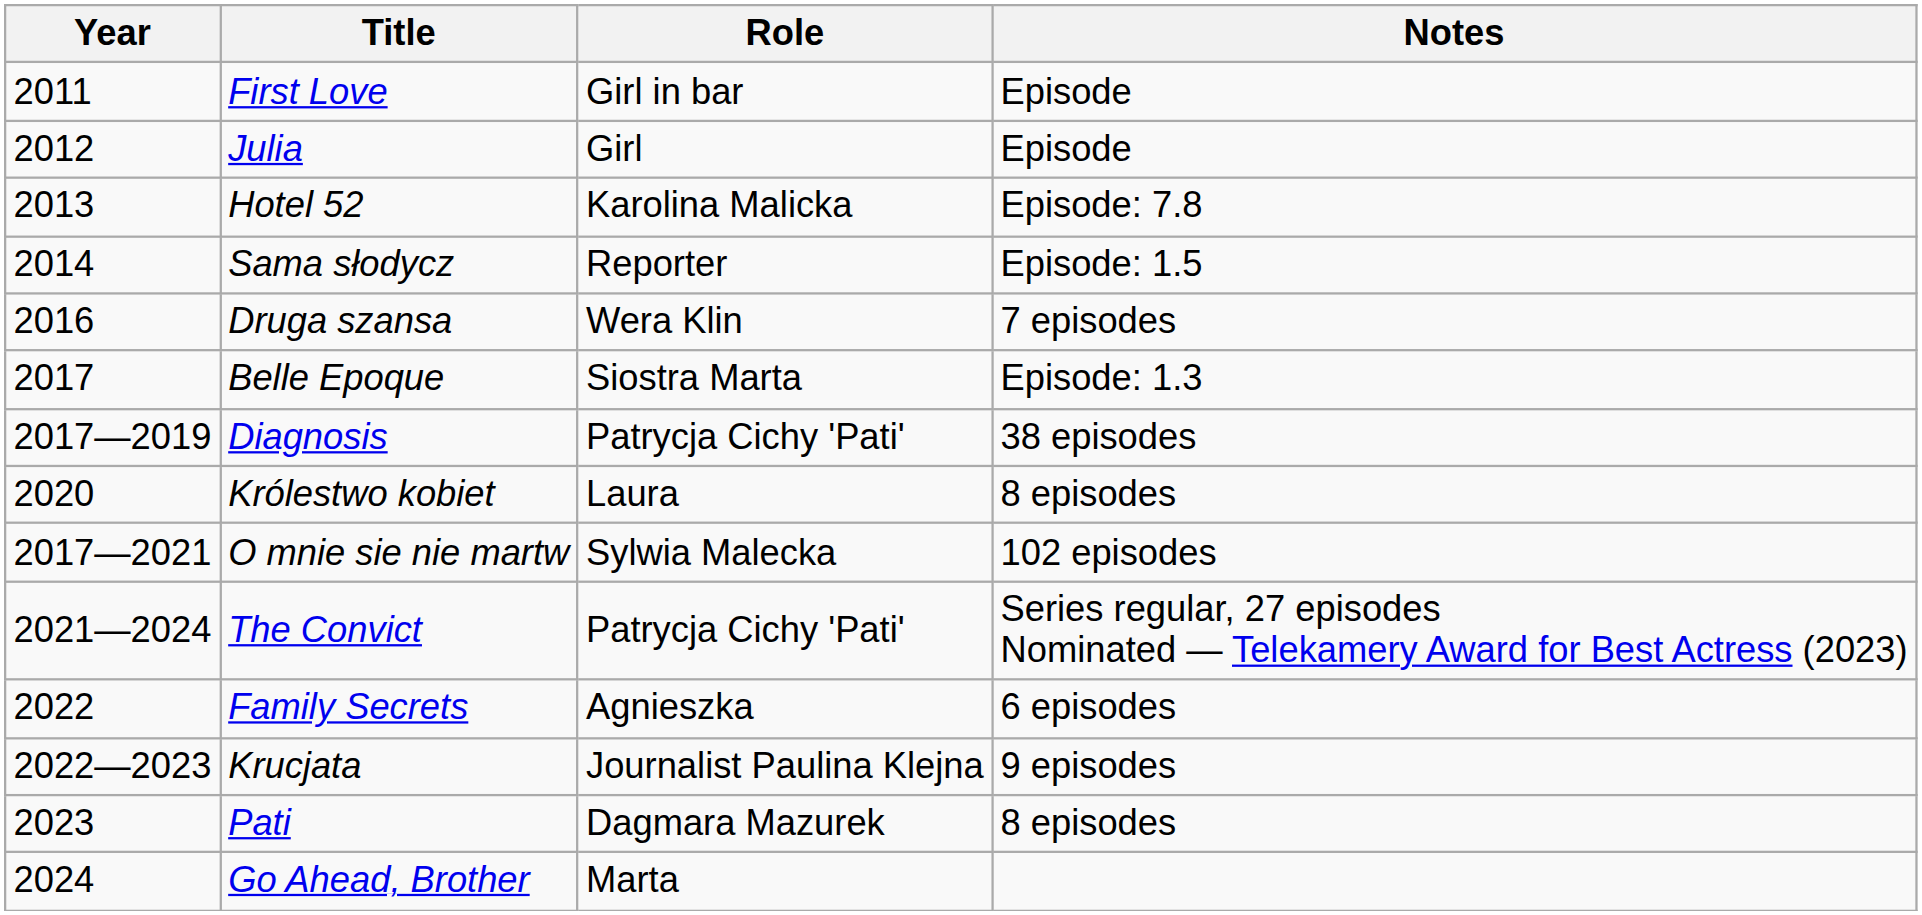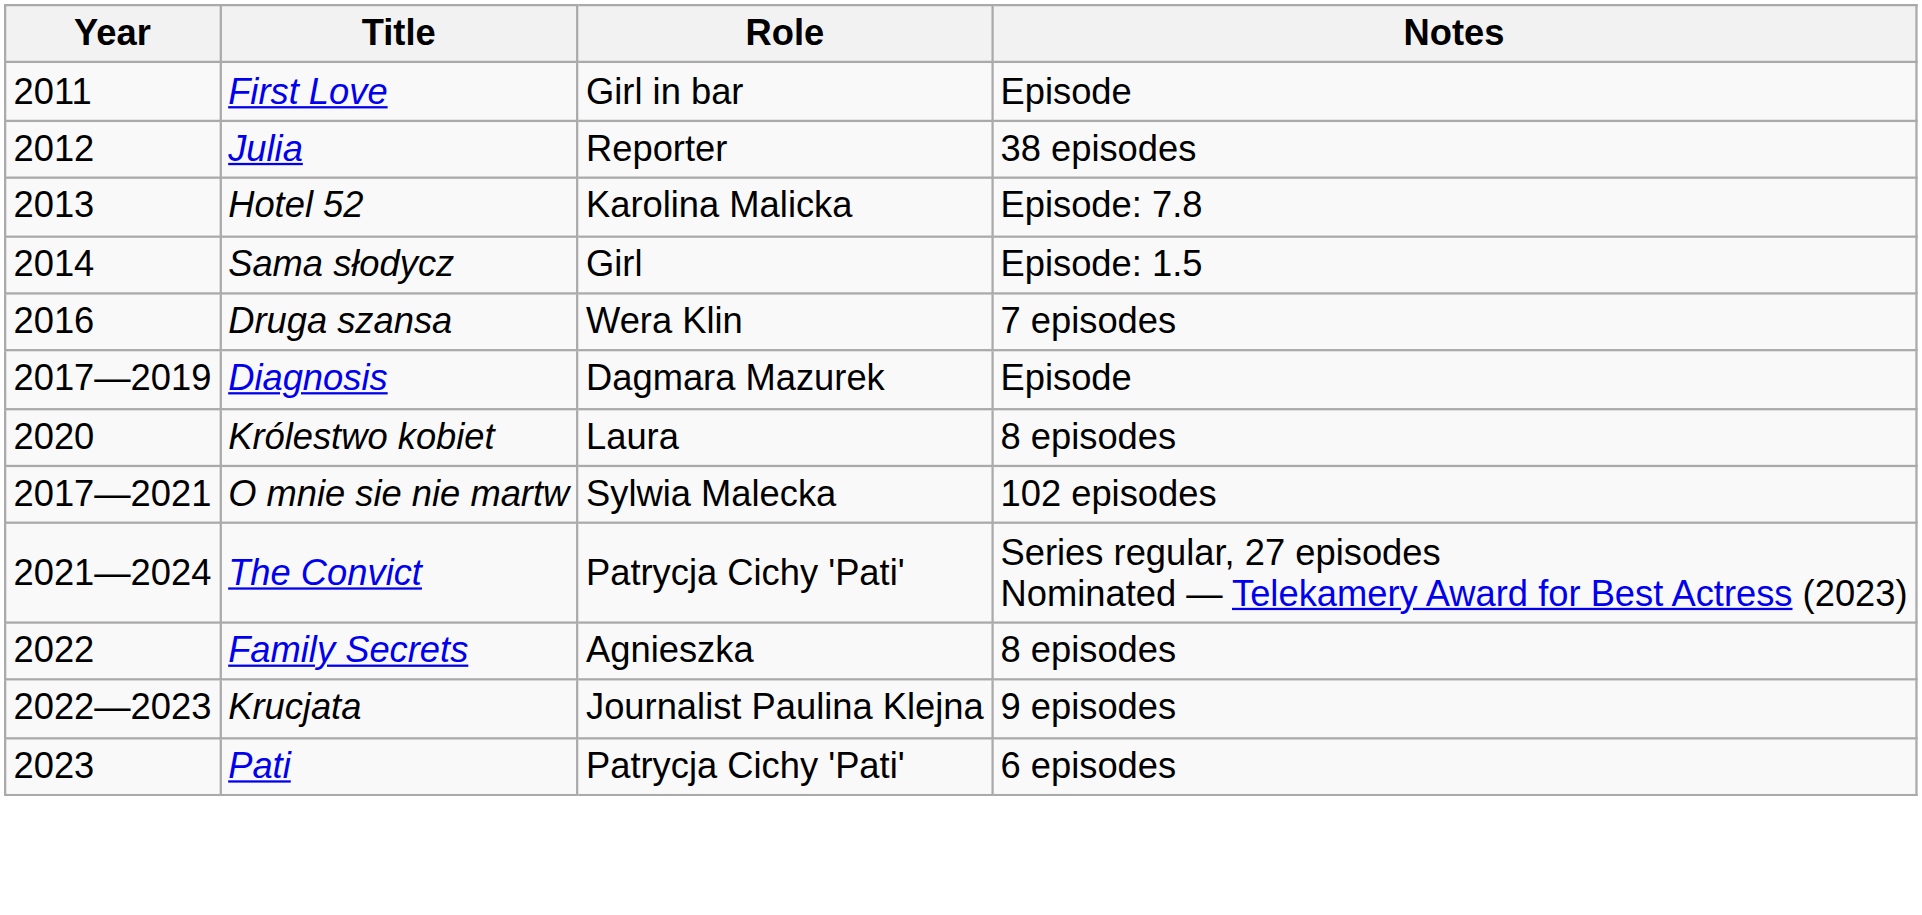(614, 148) Girl -> (657, 148) Reporter
(1066, 148) Episode -> (1098, 148) 38 episodes
(657, 263) Reporter -> (614, 263) Girl
- row: (336, 378)
(745, 436) Patrycja Cichy 'Pati' -> (735, 378) Dagmara Mazurek
(1098, 436) 38 episodes -> (1066, 378) Episode
(1088, 707) 6 episodes -> (1088, 650) 8 episodes
(735, 822) Dagmara Mazurek -> (745, 765) Patrycja Cichy 'Pati'
(1088, 822) 8 episodes -> (1088, 765) 6 episodes
- row: (379, 880)
